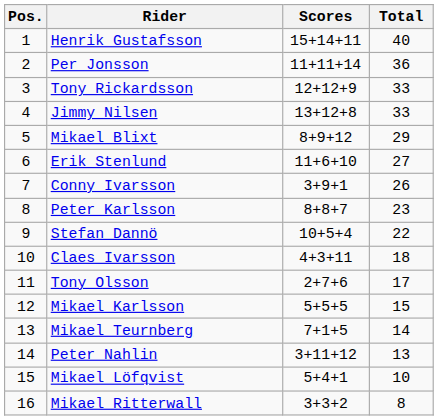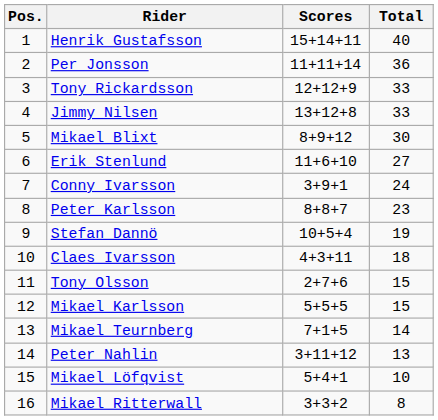(401, 137) 29 -> (401, 137) 30
(401, 186) 26 -> (401, 186) 24
(401, 234) 22 -> (401, 234) 19
(401, 282) 17 -> (401, 282) 15
